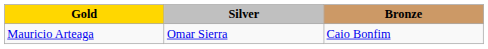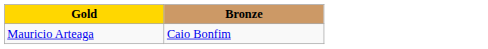- column: (244, 14)
